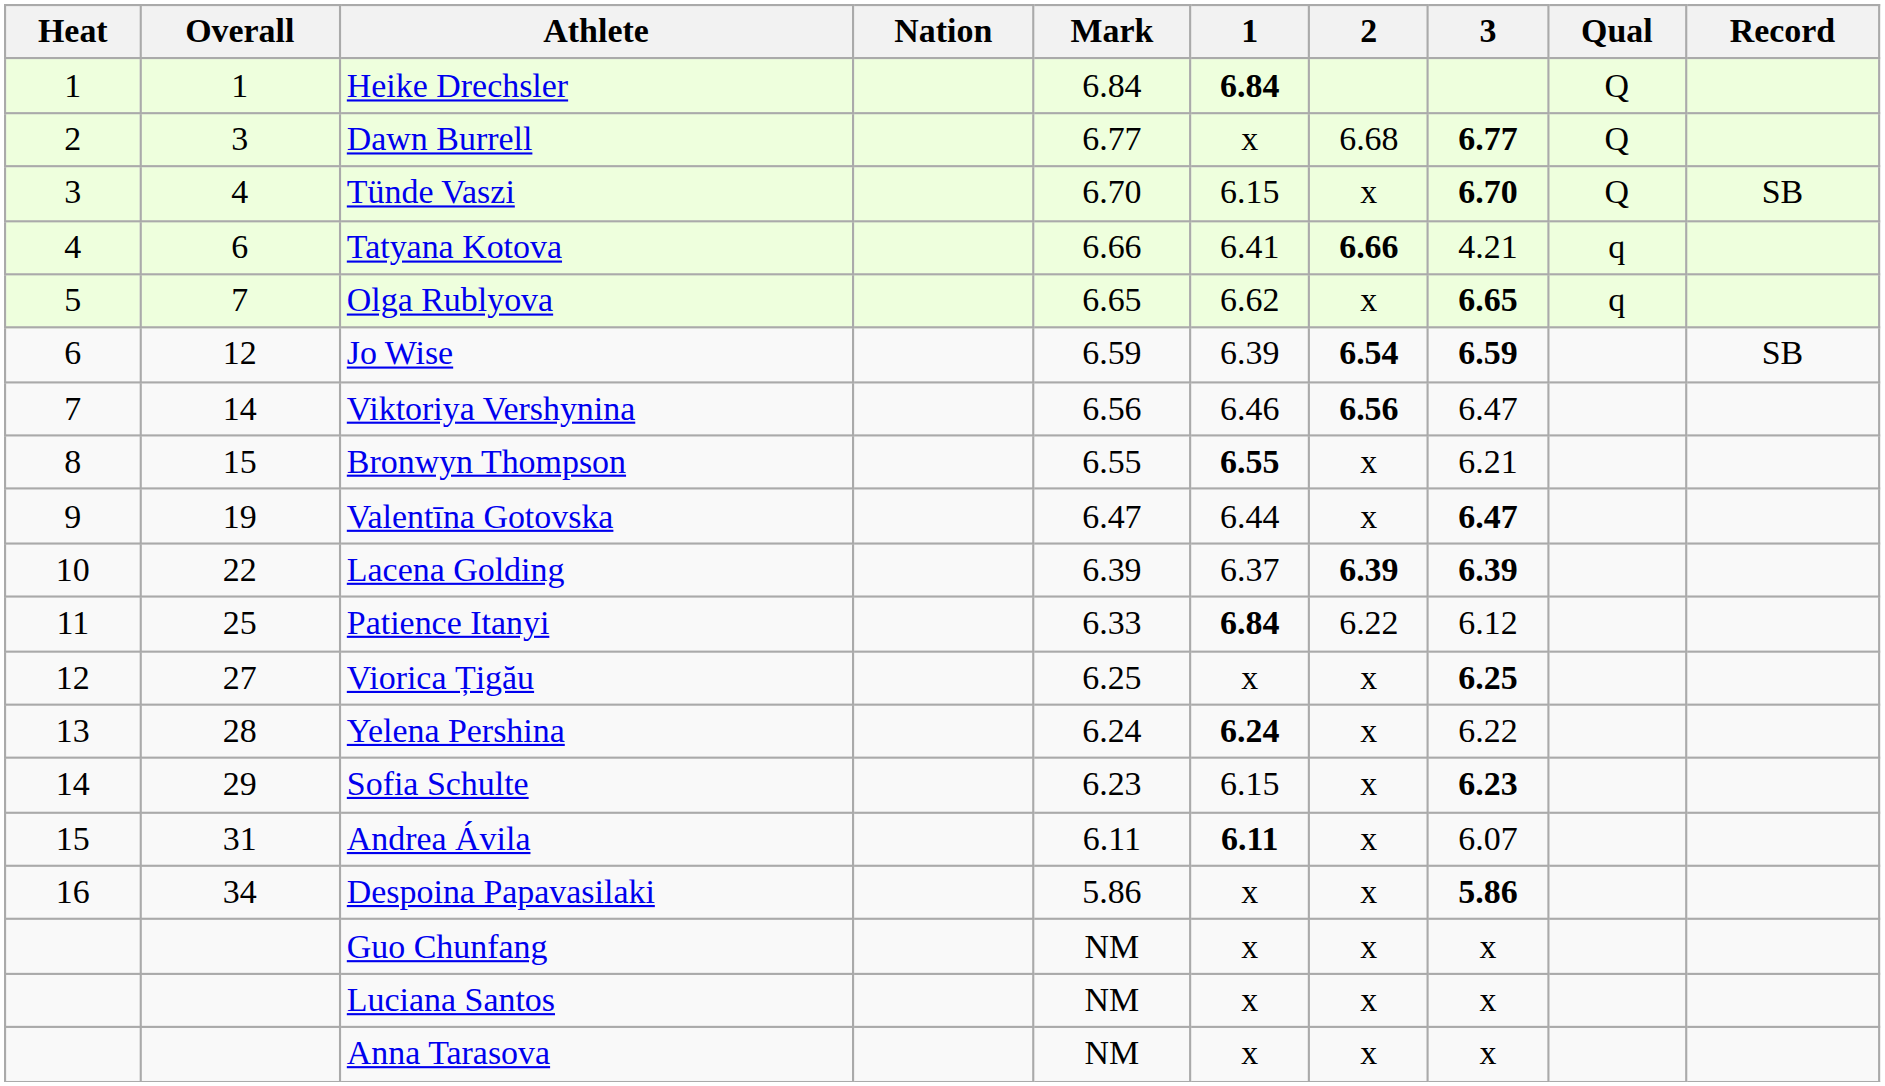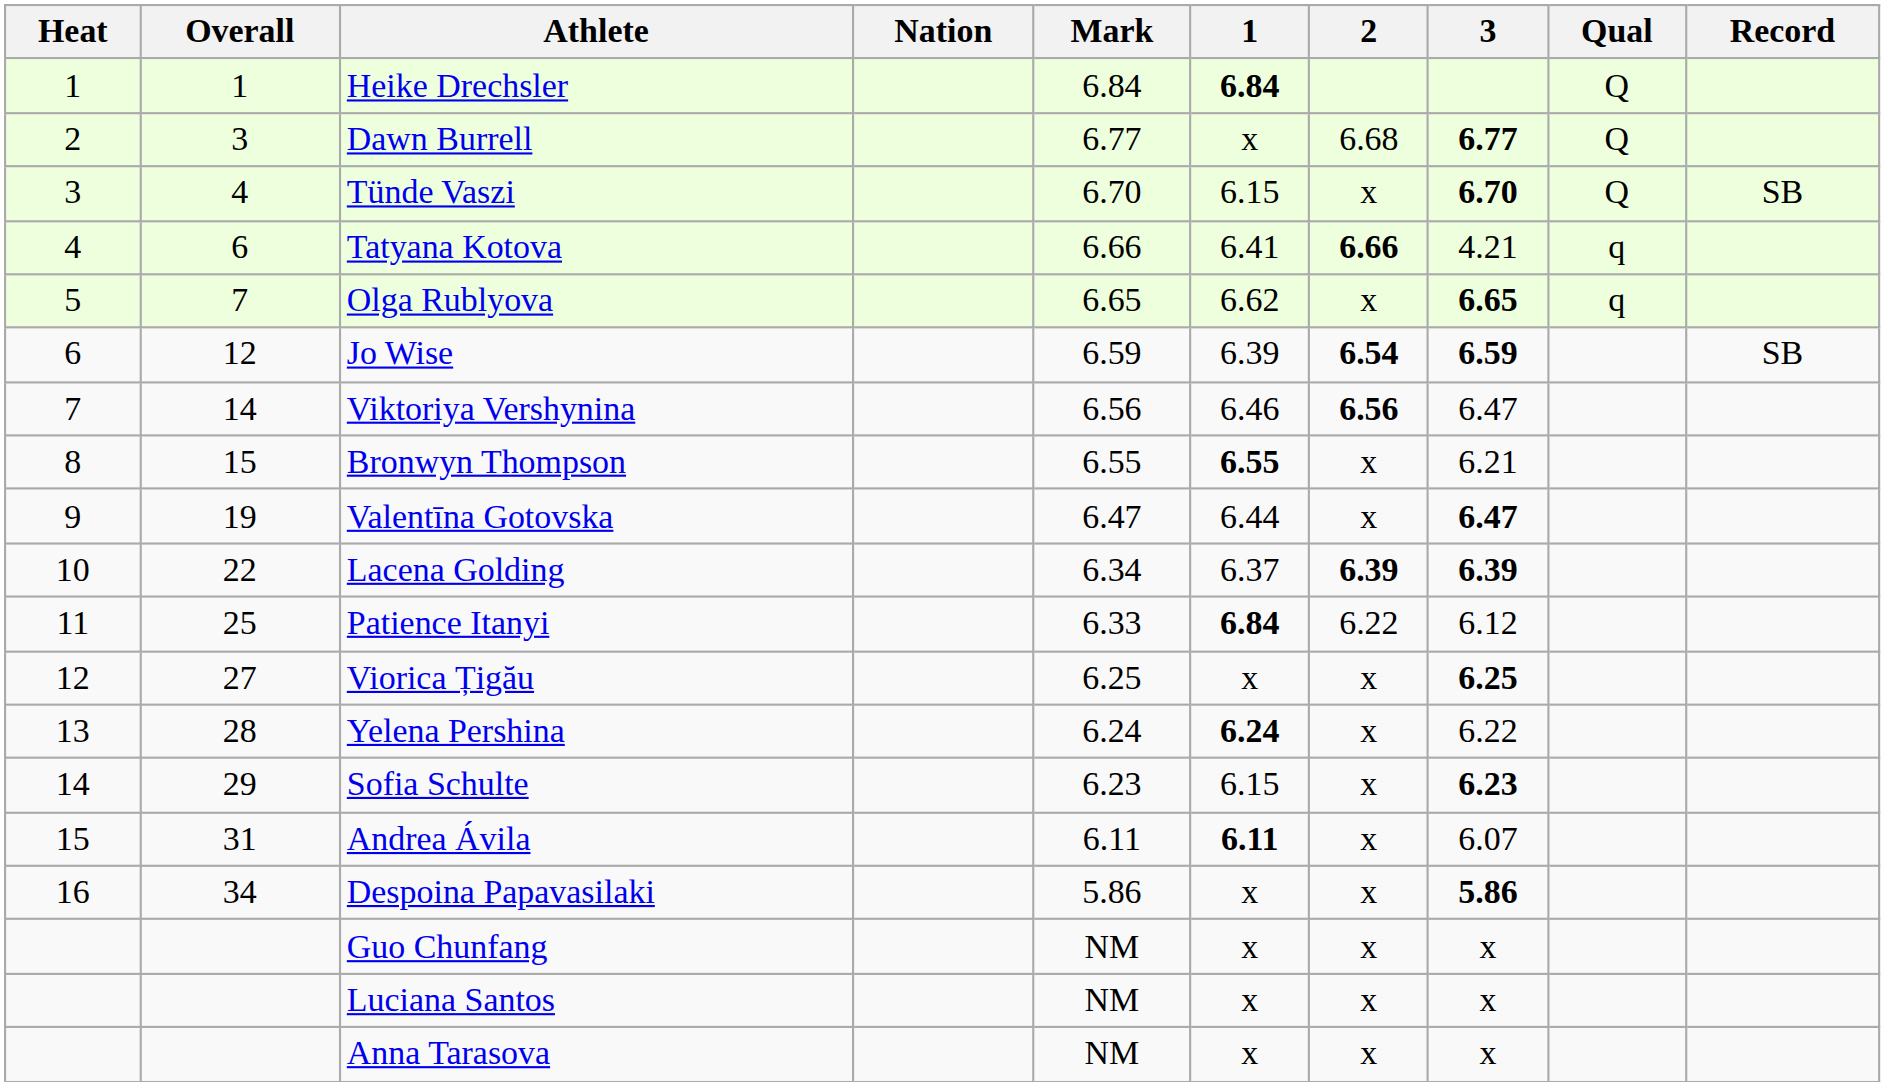(1112, 569) 6.39 -> (1112, 569) 6.34
